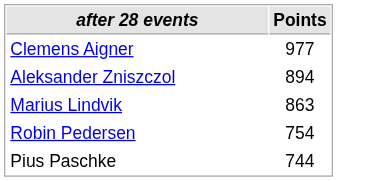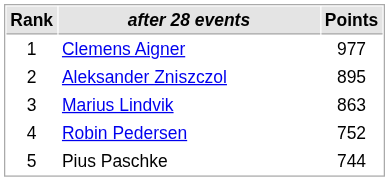+ column: (32, 20)
(300, 77) 894 -> (352, 77) 895
(300, 133) 754 -> (352, 133) 752
